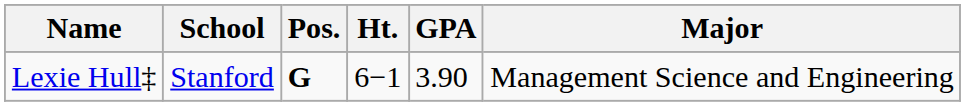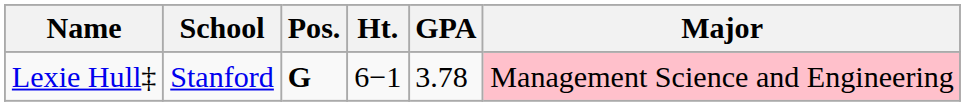(441, 76) 3.90 -> (441, 76) 3.78
(722, 76) no background -> (722, 76) pink background
